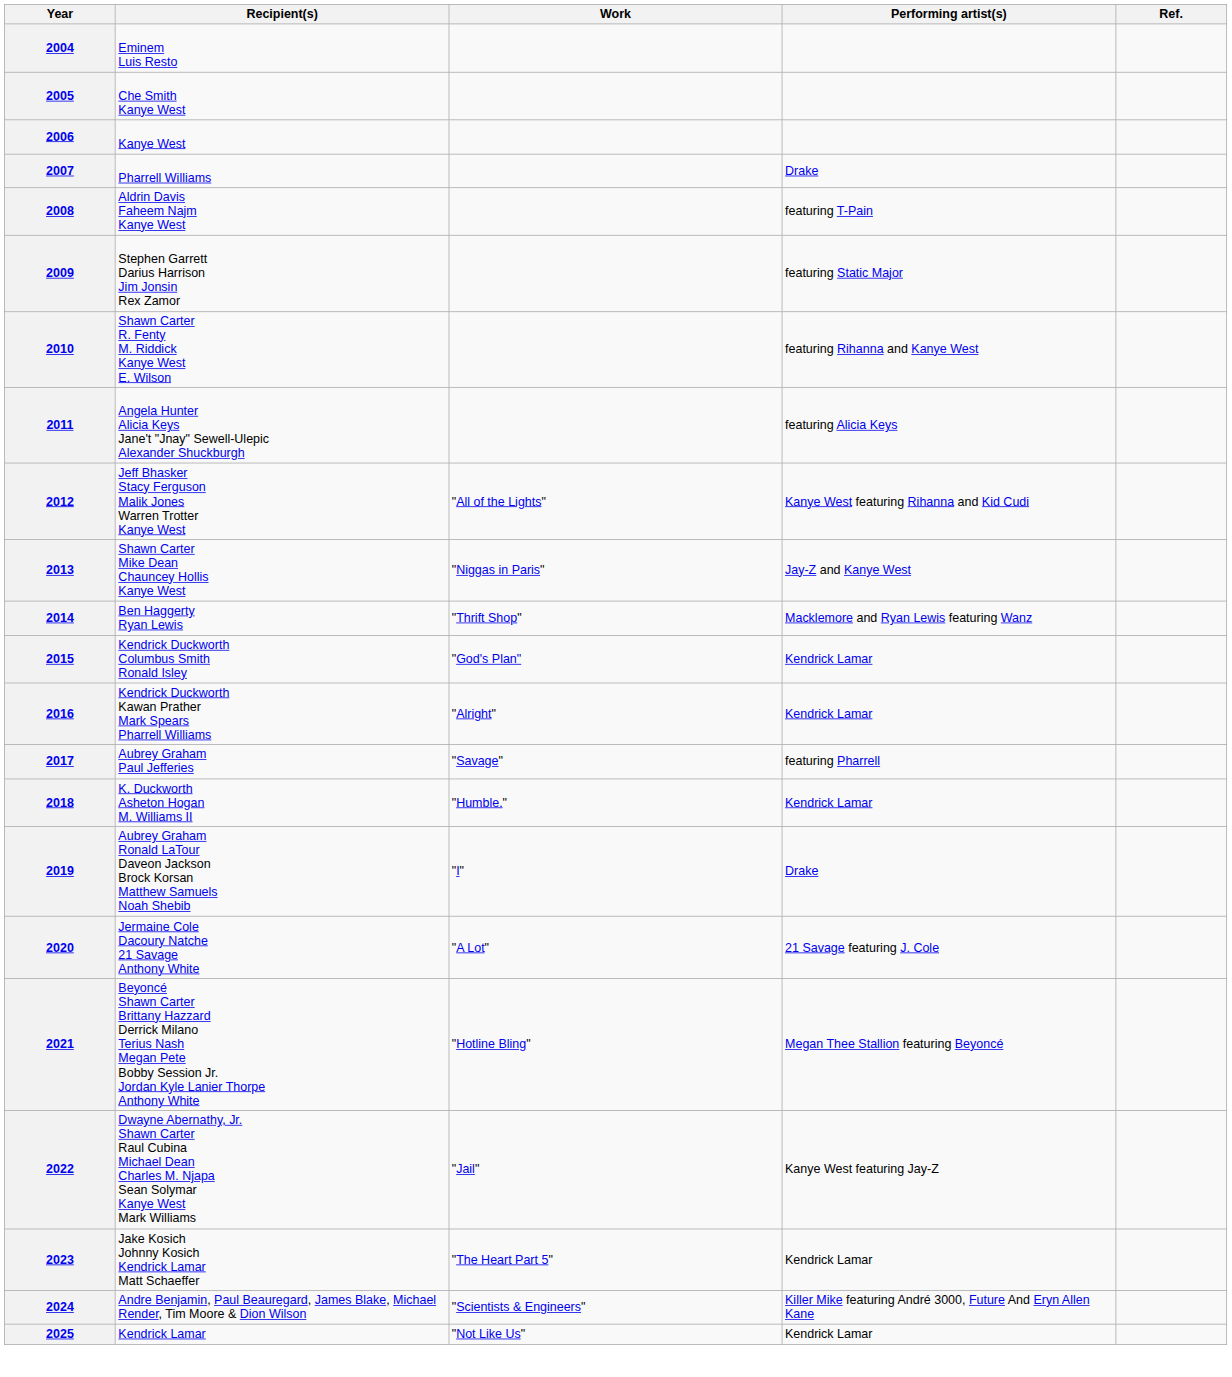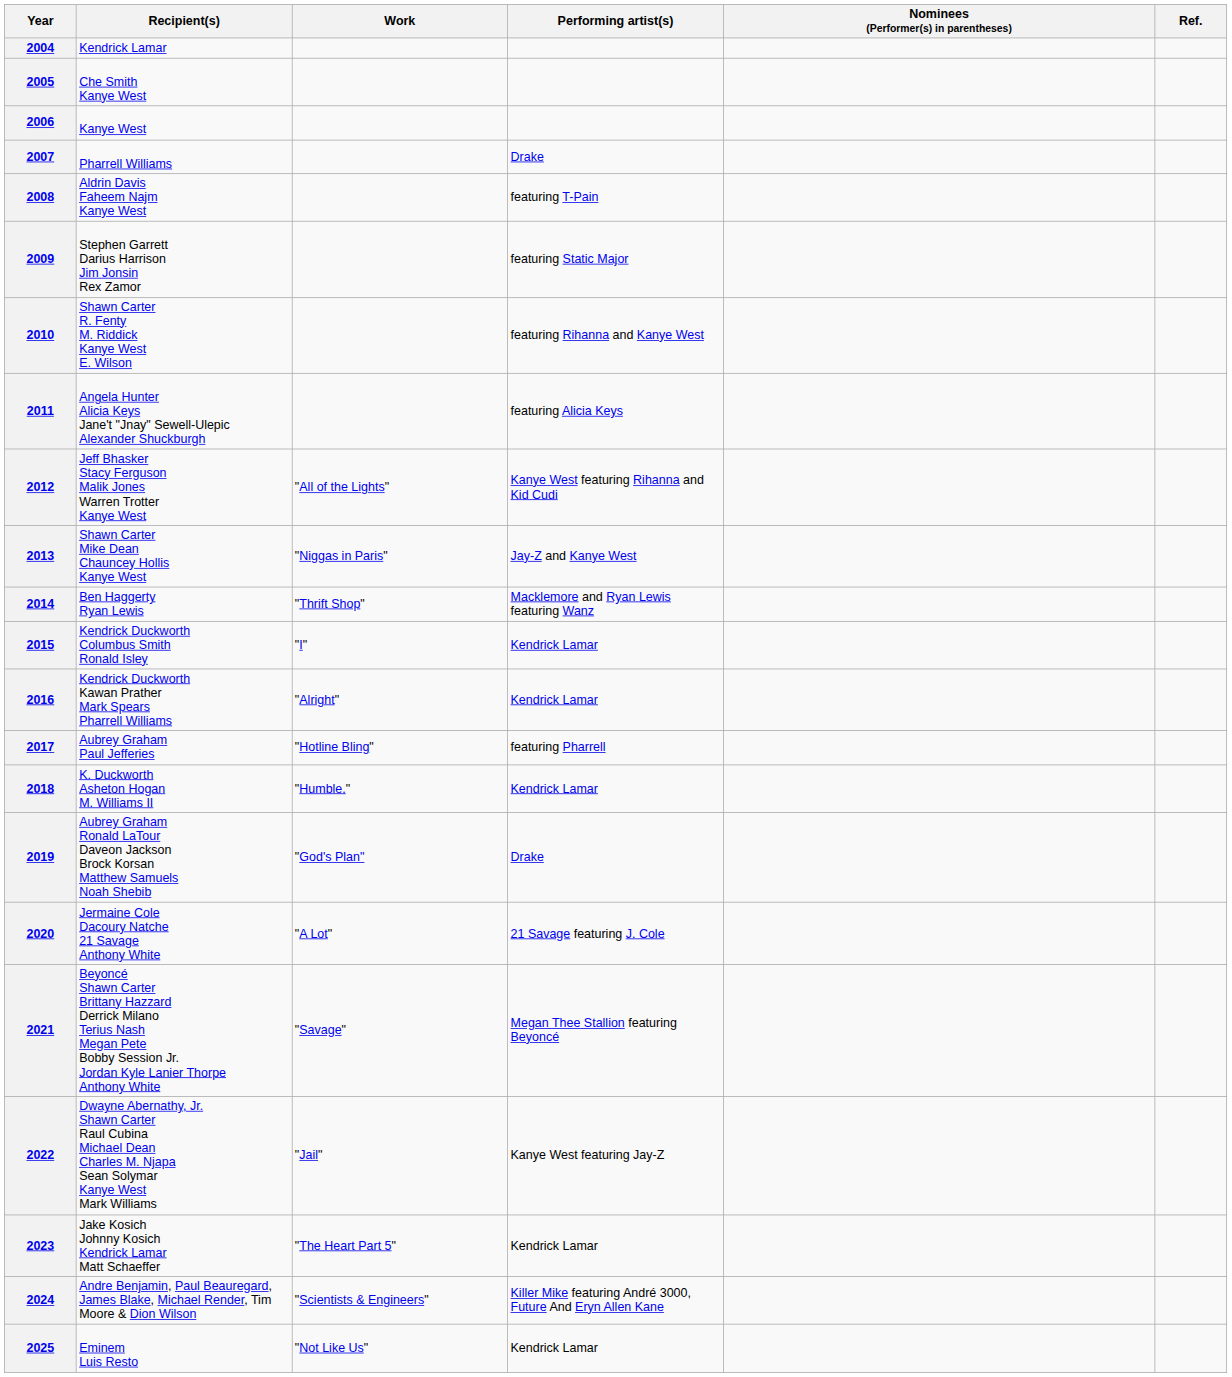+ column: (939, 21)
(148, 55) Eminem Luis Resto -> (123, 48) Kendrick Lamar
(486, 659) "God's Plan" -> (301, 645) "I"
(477, 761) "Savage" -> (334, 747) "Hotline Bling"
(458, 871) "I" -> (330, 857) "God's Plan"
(491, 1044) "Hotline Bling" -> (320, 1030) "Savage"
(162, 1334) Kendrick Lamar -> (109, 1355) Eminem Luis Resto
